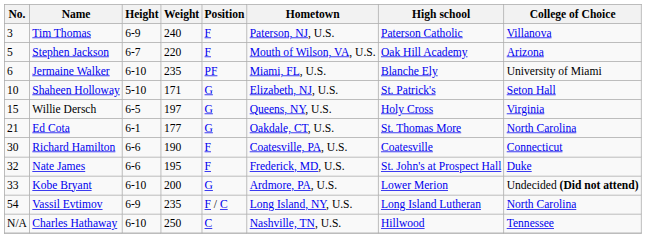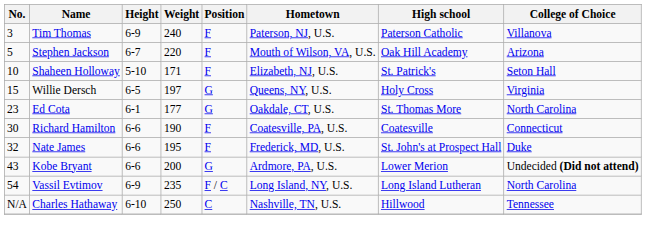- row: (71, 71)
(209, 90) G -> (208, 71) F
(13, 128) 21 -> (13, 109) 23
(13, 185) 33 -> (13, 166) 43
(136, 185) 6-10 -> (133, 166) 6-6
